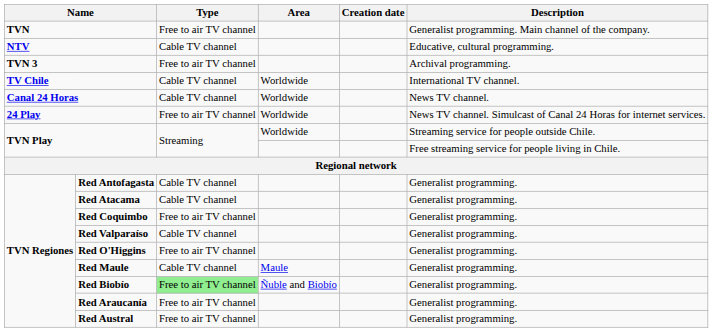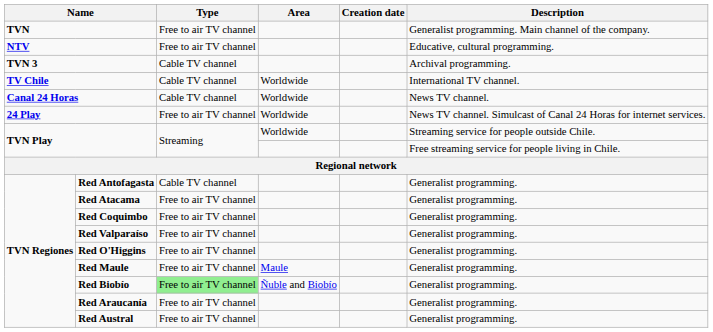(198, 47) Cable TV channel -> (207, 47) Free to air TV channel
(207, 64) Free to air TV channel -> (198, 64) Cable TV channel
(198, 200) Cable TV channel -> (207, 200) Free to air TV channel
(198, 234) Cable TV channel -> (207, 234) Free to air TV channel
(198, 268) Cable TV channel -> (207, 268) Free to air TV channel
